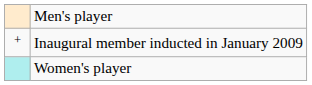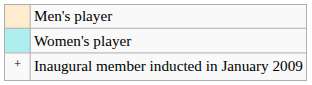rows swapped: (83, 68) <-> (168, 42)
